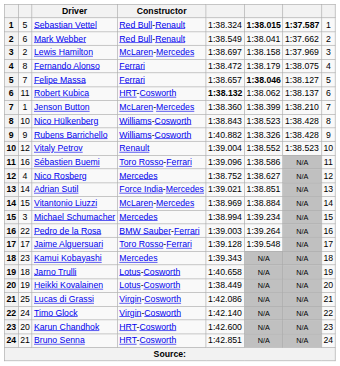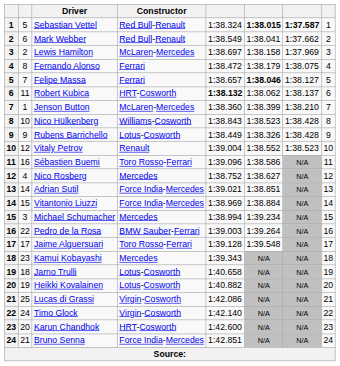(155, 134) Williams-Cosworth -> (150, 134) Lotus-Cosworth
(225, 134) 1:40.882 -> (225, 134) 1:38.449
(157, 203) McLaren-Mercedes -> (162, 203) Force India-Mercedes
(225, 285) 1:38.449 -> (225, 285) 1:40.882
(148, 340) HRT-Cosworth -> (162, 340) Force India-Mercedes
